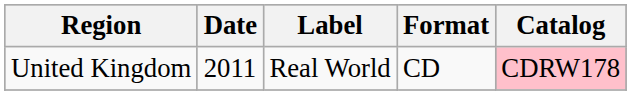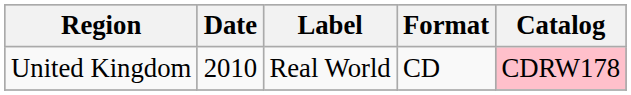(230, 68) 2011 -> (230, 68) 2010
